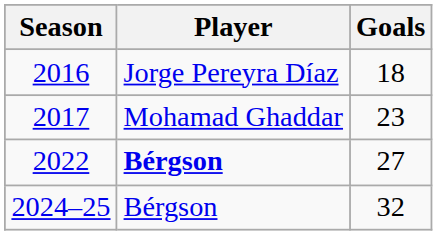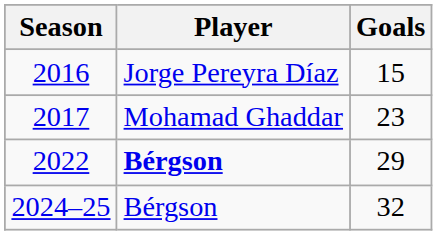(391, 71) 18 -> (391, 71) 15
(391, 161) 27 -> (391, 161) 29
